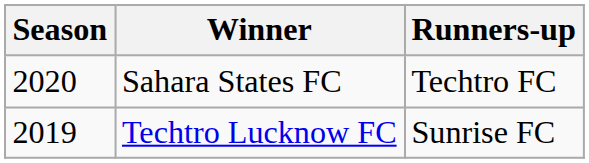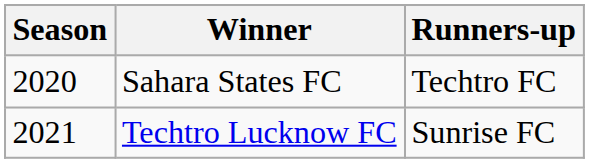(45, 132) 2019 -> (45, 132) 2021
